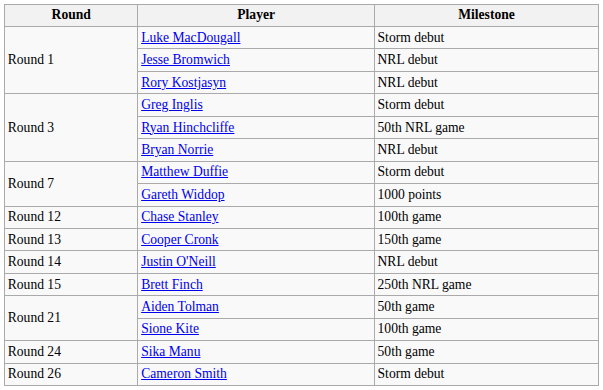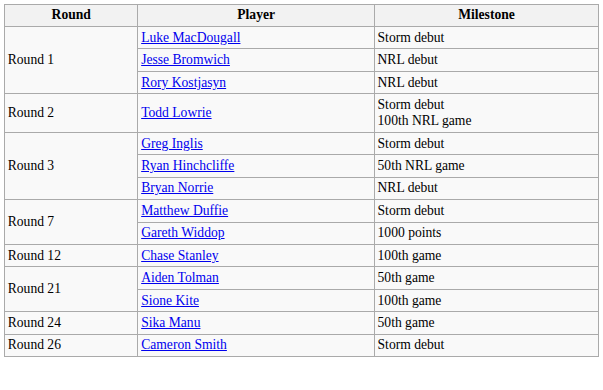+ row: (176, 113)
- row: (180, 239)
- row: (178, 262)
- row: (172, 284)
